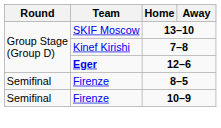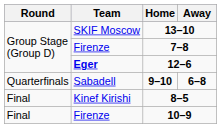(101, 47) Kinef Kirishi -> (92, 47) Firenze
+ row: (160, 81)
(29, 81) Semifinal -> (19, 99) Final
(91, 81) Firenze -> (102, 99) Kinef Kirishi
(29, 99) Semifinal -> (19, 116) Final
